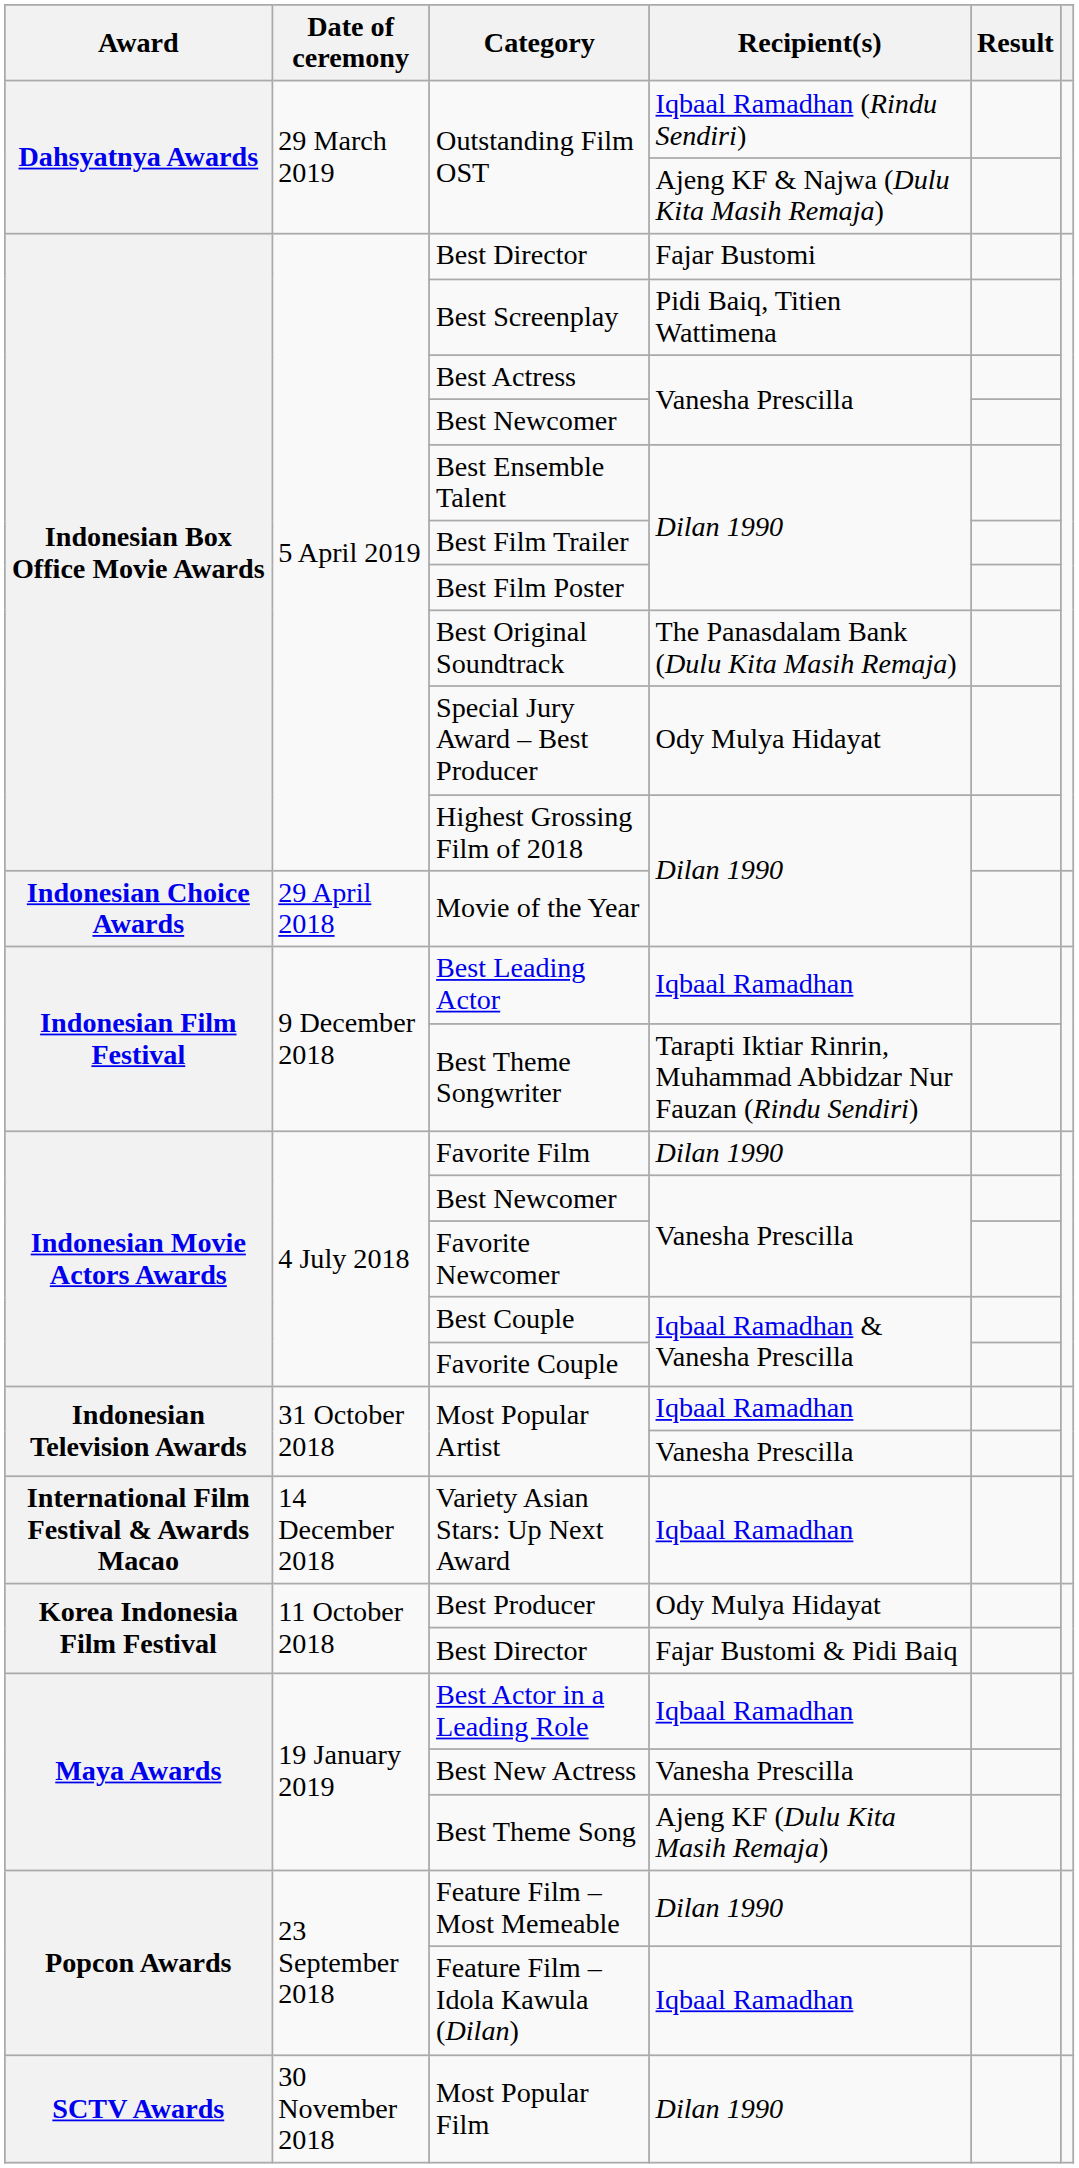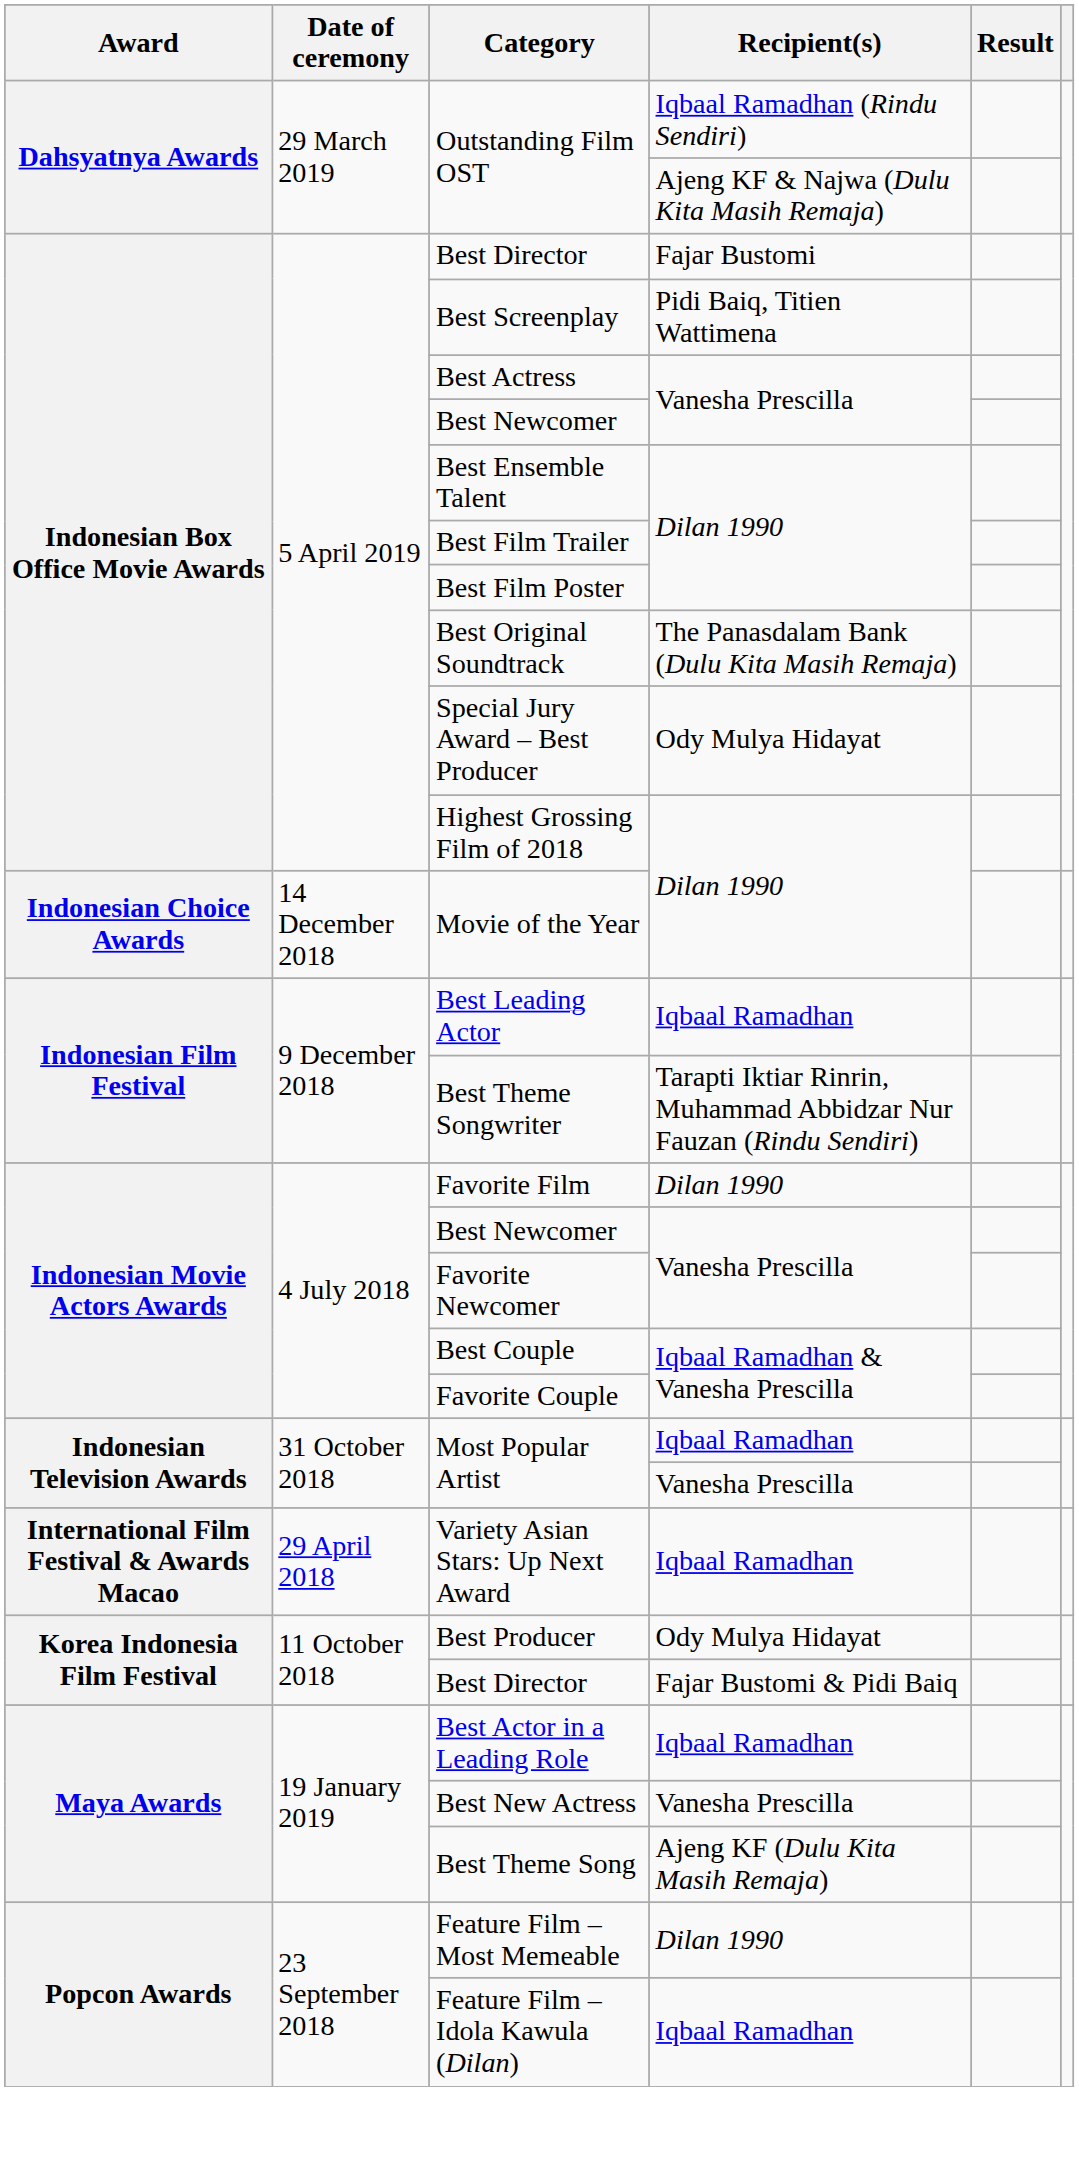(325, 908) 29 April 2018 -> (336, 924) 14 December 2018
(336, 1529) 14 December 2018 -> (325, 1560) 29 April 2018
- row: (512, 2108)
